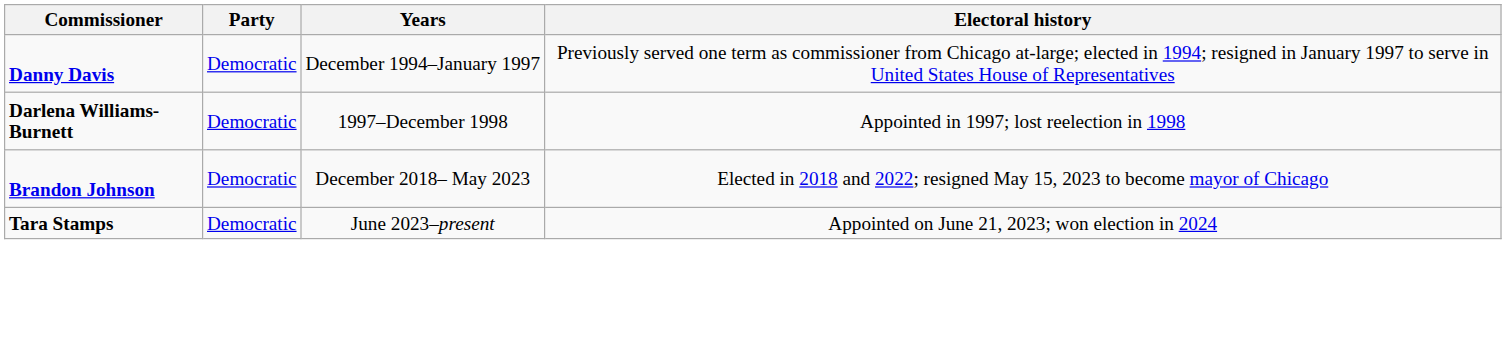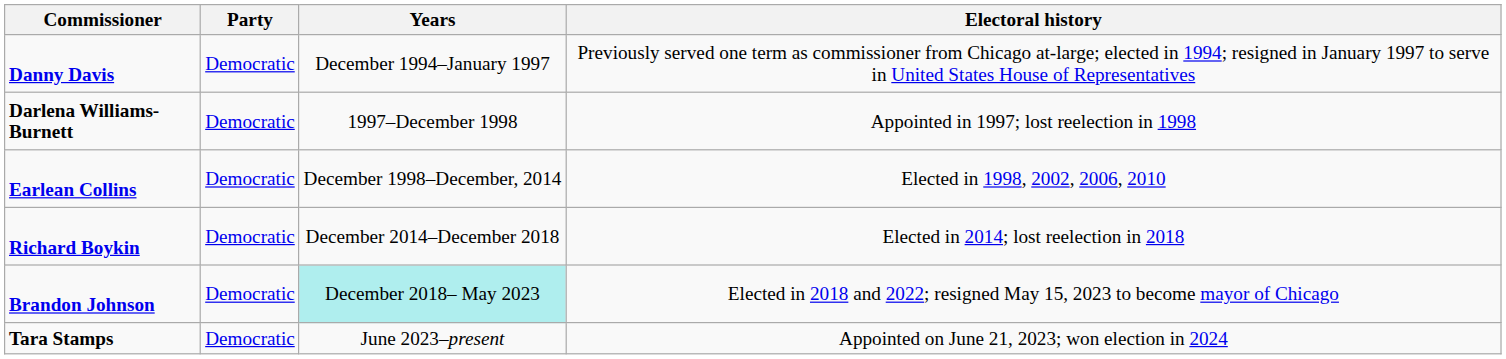+ row: (73, 189)
+ row: (74, 247)
(423, 178) no background -> (432, 294) paleturquoise background
